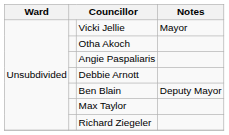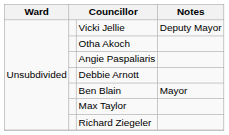(174, 28) Mayor -> (191, 28) Deputy Mayor
(191, 91) Deputy Mayor -> (174, 91) Mayor
